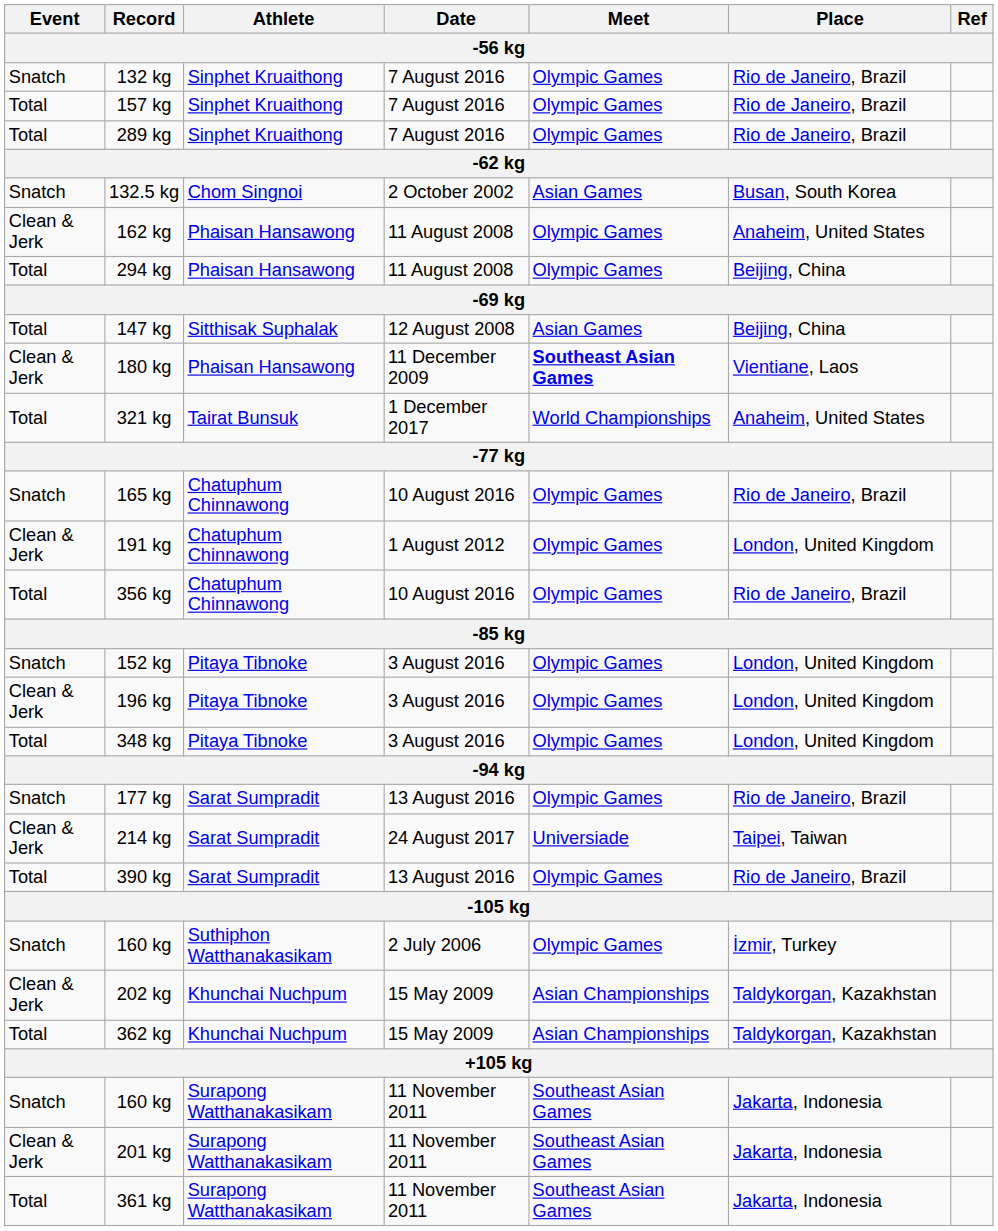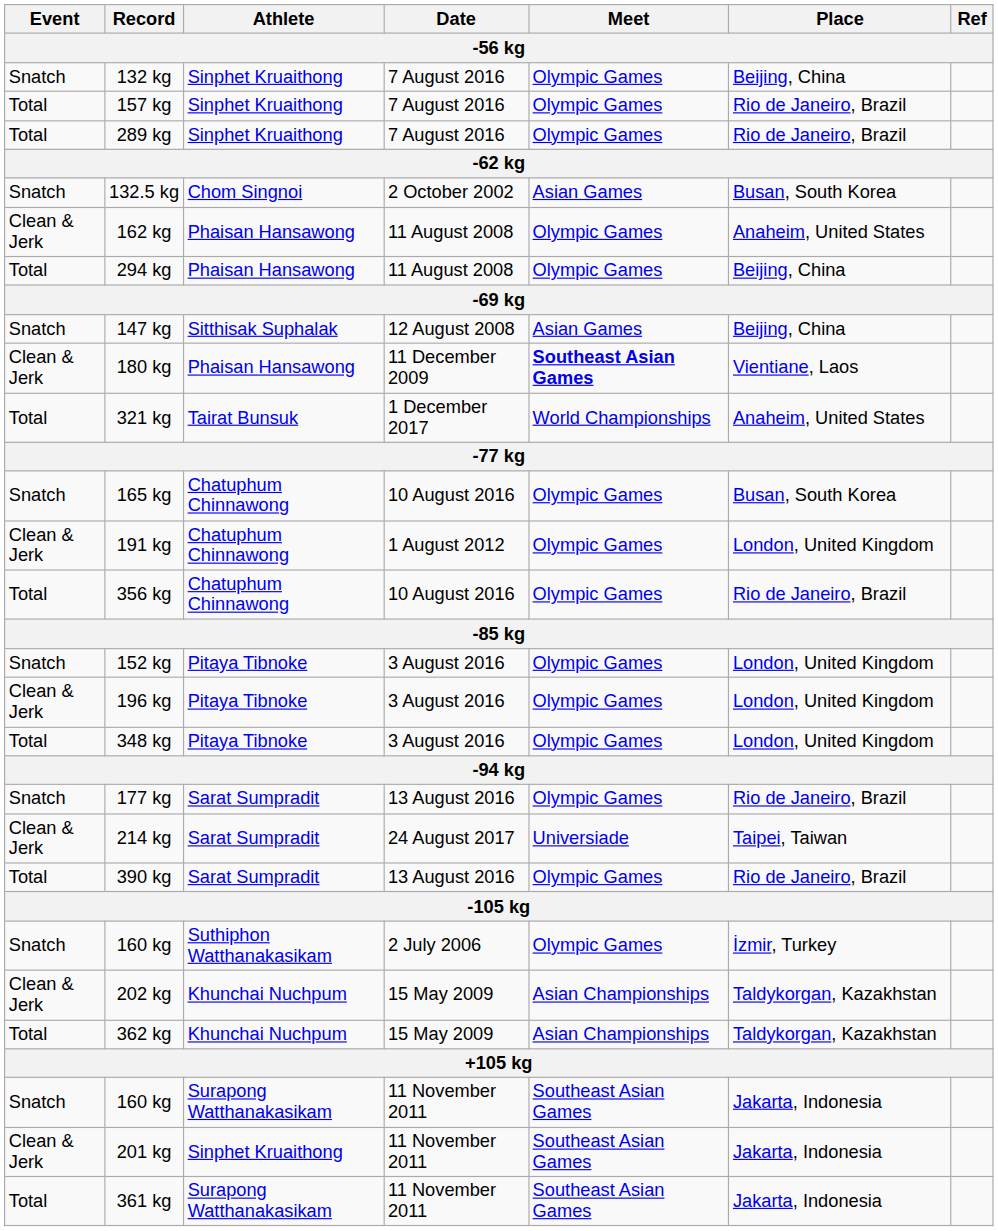(820, 76) Rio de Janeiro, Brazil -> (789, 76) Beijing, China
(28, 328) Total -> (37, 328) Snatch
(820, 495) Rio de Janeiro, Brazil -> (815, 495) Busan, South Korea
(260, 1151) Surapong Watthanakasikam -> (265, 1151) Sinphet Kruaithong
